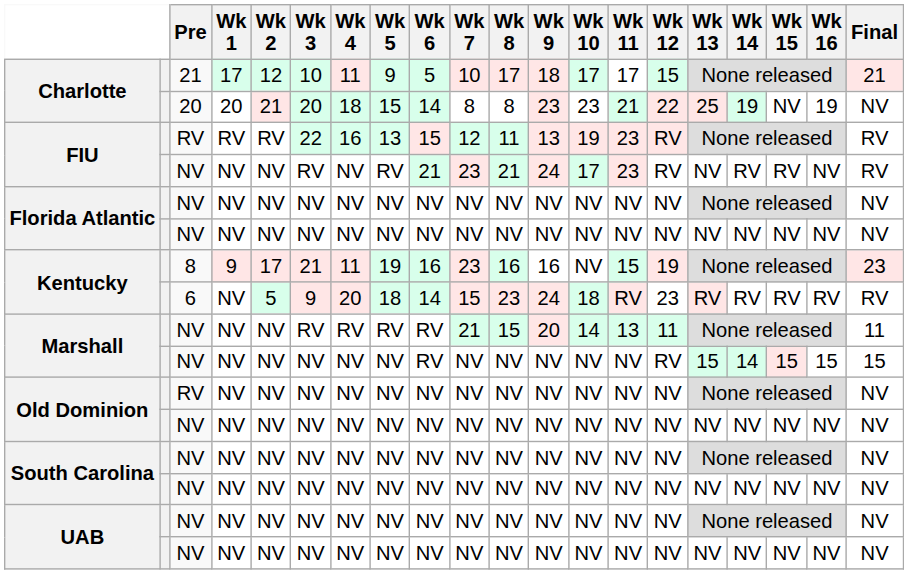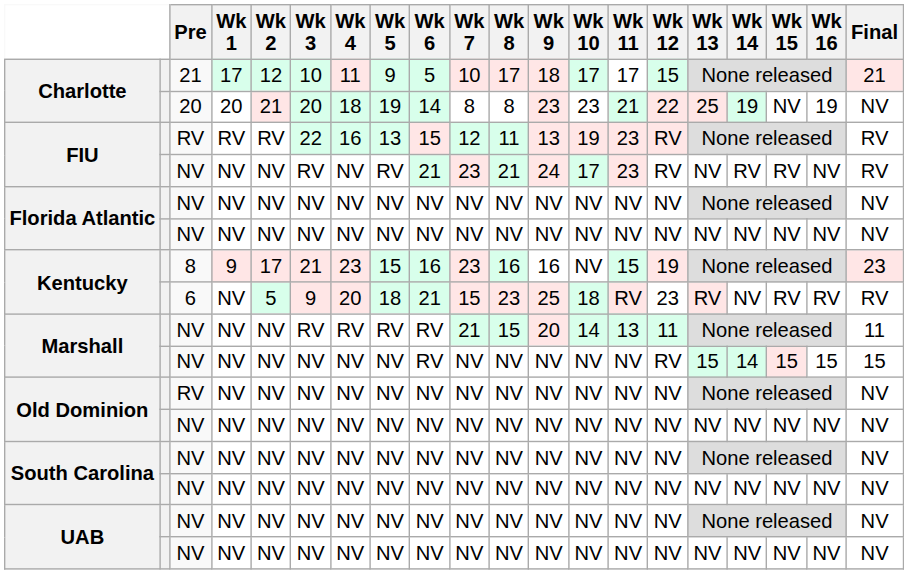(390, 107) 15 -> (390, 107) 19
(350, 266) 11 -> (350, 266) 23
(390, 266) 19 -> (390, 266) 15
(430, 298) 14 -> (430, 298) 21
(549, 298) 24 -> (549, 298) 25
(747, 298) RV -> (747, 298) NV
